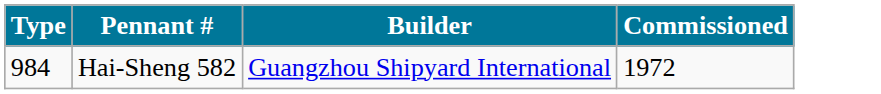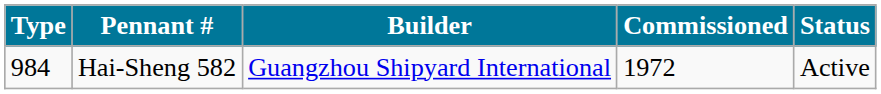+ column: (835, 25)
